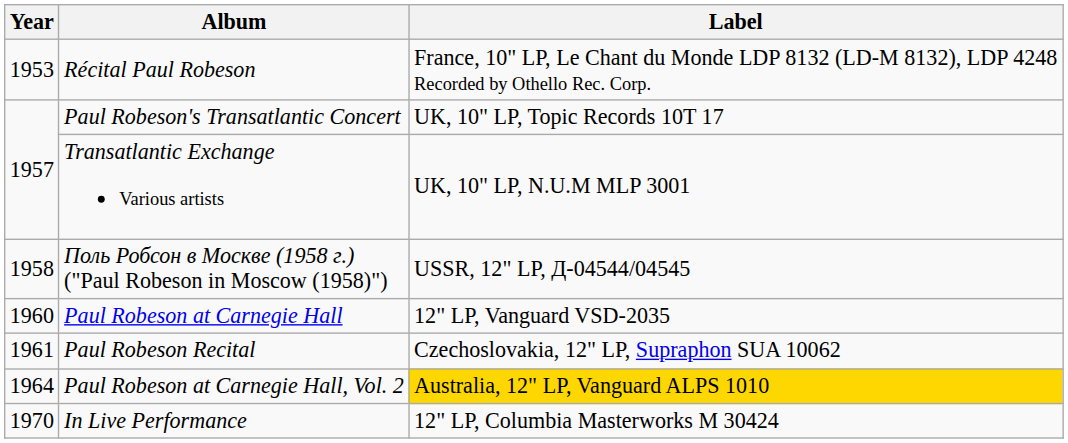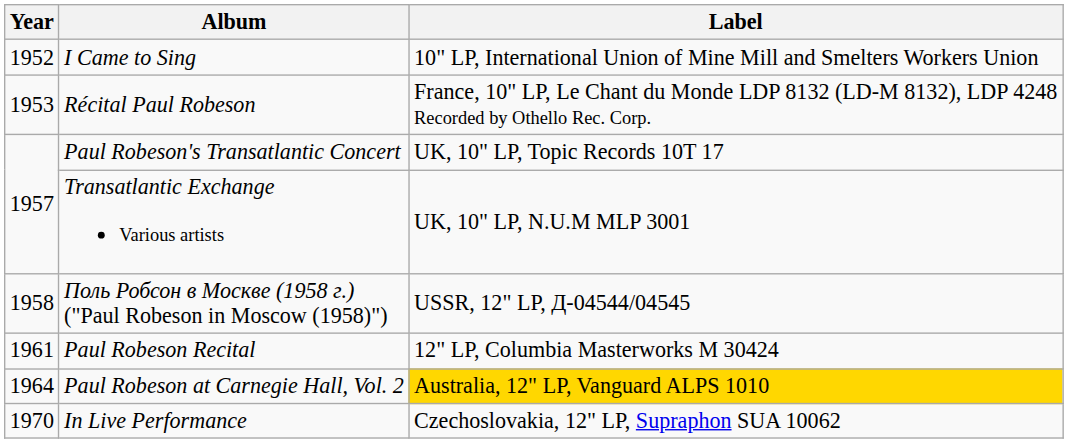+ row: (130, 57)
- row: (203, 315)
(627, 350) Czechoslovakia, 12" LP, Supraphon SUA 10062 -> (596, 350) 12" LP, Columbia Masterworks M 30424
(596, 420) 12" LP, Columbia Masterworks M 30424 -> (627, 420) Czechoslovakia, 12" LP, Supraphon SUA 10062
